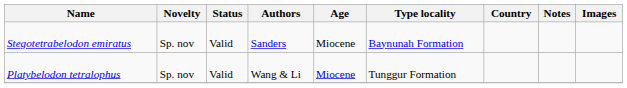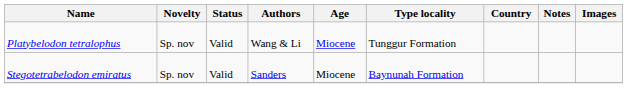rows swapped: (64, 74) <-> (69, 43)
